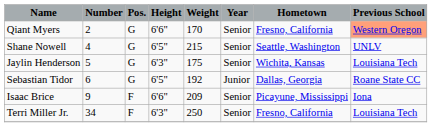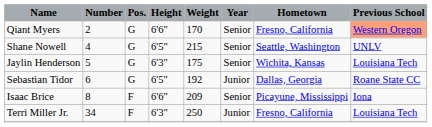(88, 96) 9 -> (88, 96) 8
(237, 113) Senior -> (237, 113) Junior
